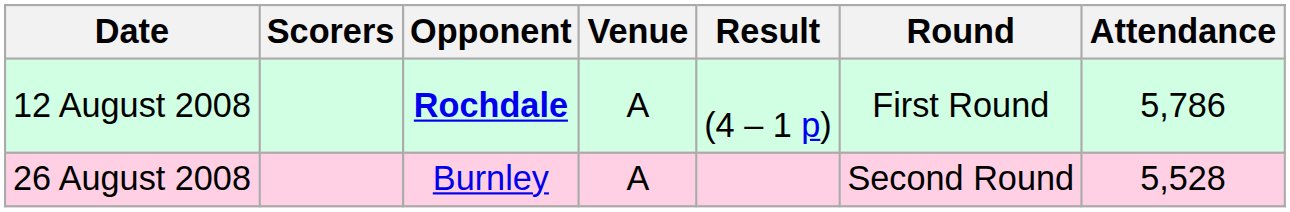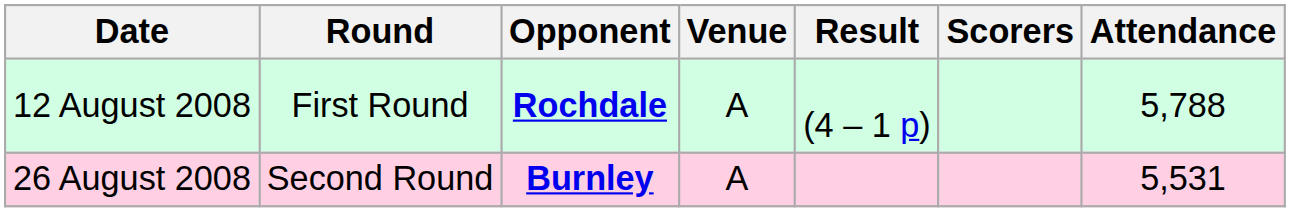columns swapped: (961, 31) <-> (331, 31)
(1183, 105) 5,786 -> (1183, 105) 5,788
(491, 178) normal -> (590, 178) bold
(1183, 178) 5,528 -> (1183, 178) 5,531
